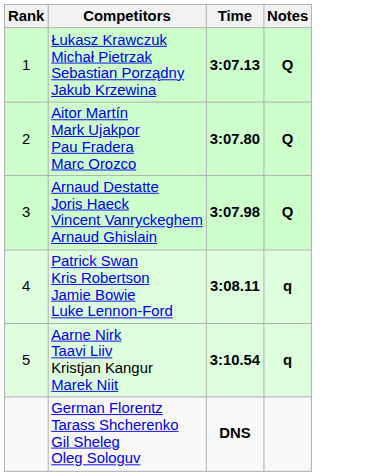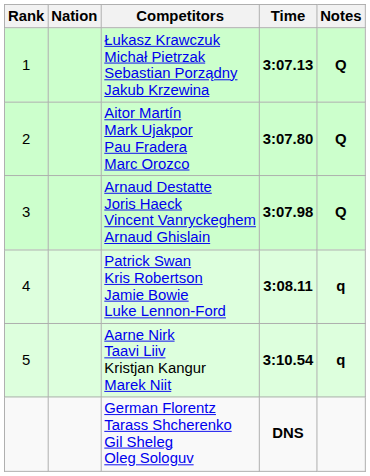+ column: (74, 16)
